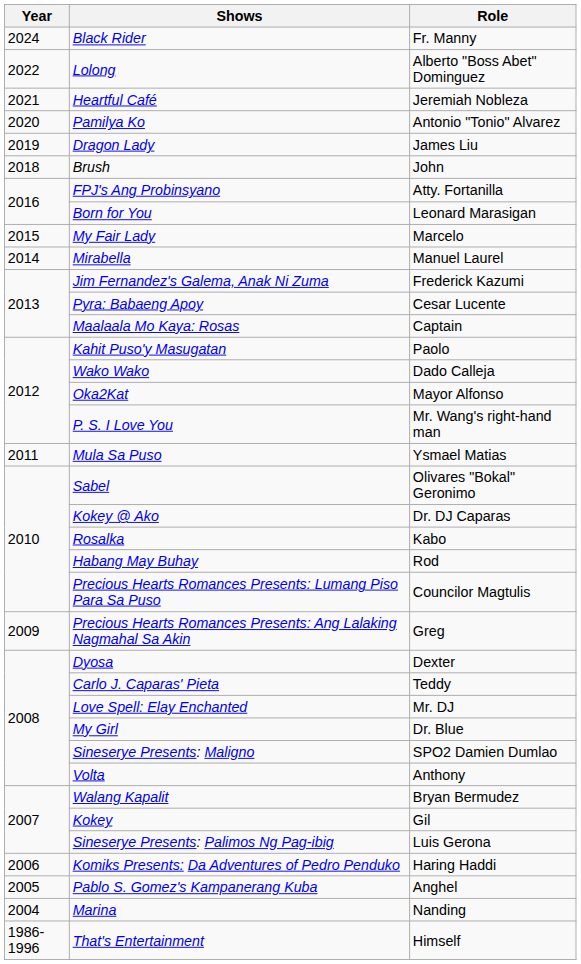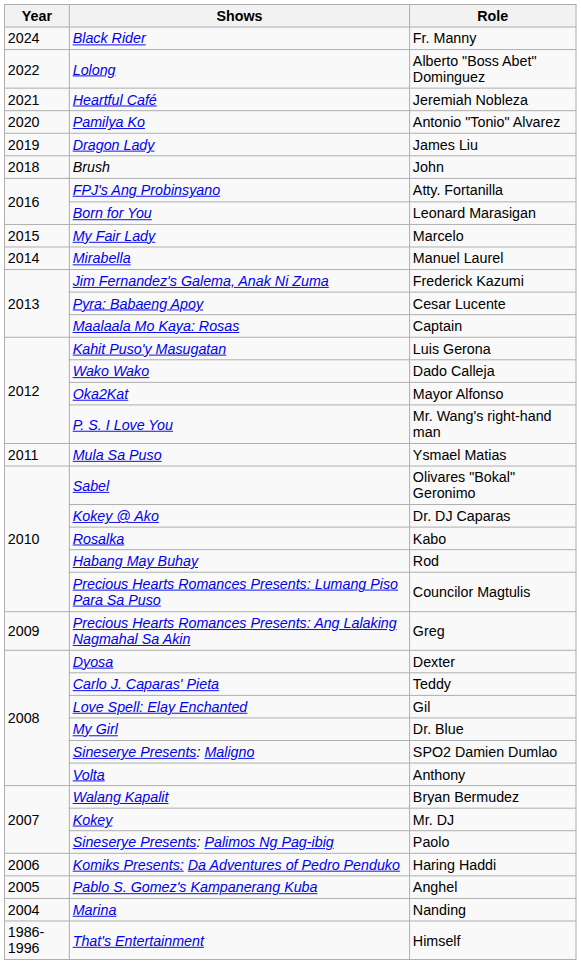(431, 349) Paolo -> (452, 349) Luis Gerona
(433, 707) Mr. DJ -> (422, 707) Gil
(422, 820) Gil -> (433, 820) Mr. DJ
(452, 842) Luis Gerona -> (431, 842) Paolo
